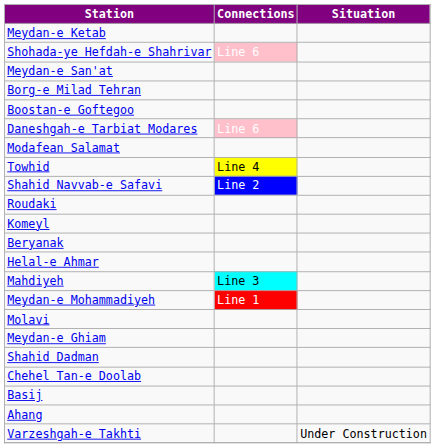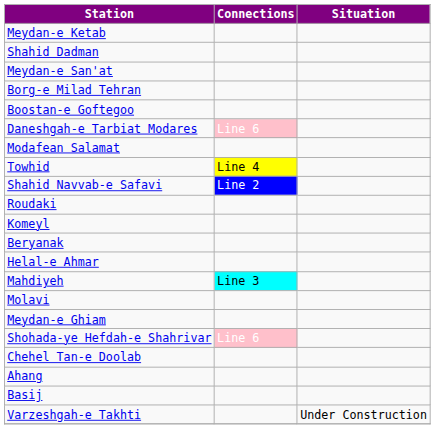rows swapped: (53, 357) <-> (109, 52)
- row: (81, 300)
rows swapped: (25, 414) <-> (25, 395)
